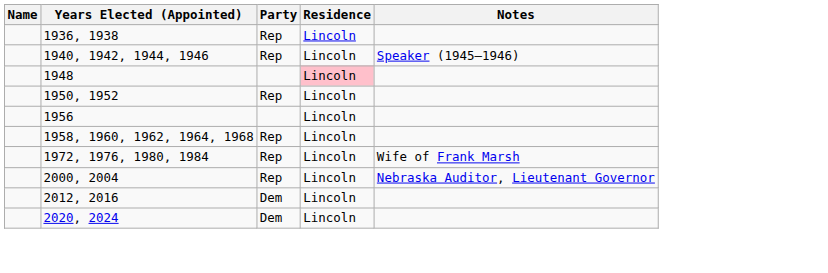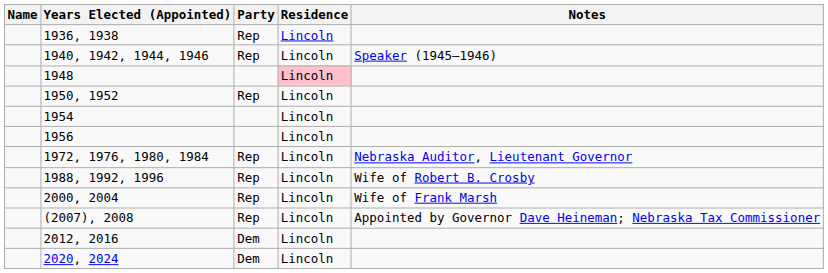+ row: (58, 116)
- row: (149, 137)
(448, 157) Wife of Frank Marsh -> (493, 157) Nebraska Auditor, Lieutenant Governor
+ row: (104, 177)
(516, 177) Nebraska Auditor, Lieutenant Governor -> (426, 198) Wife of Frank Marsh
+ row: (89, 218)
